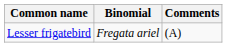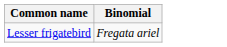- column: (192, 13)
